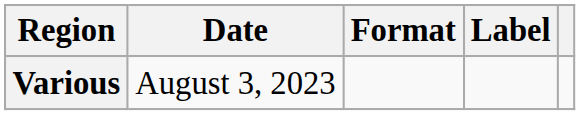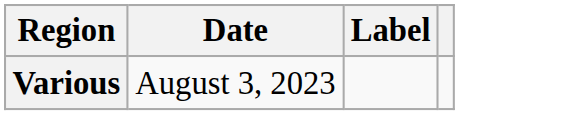- column: (403, 30)
